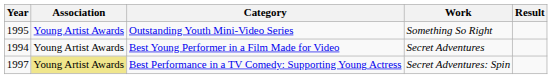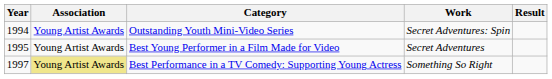(18, 30) 1995 -> (18, 30) 1994
(449, 30) Something So Right -> (458, 30) Secret Adventures: Spin
(18, 47) 1994 -> (18, 47) 1995
(458, 64) Secret Adventures: Spin -> (449, 64) Something So Right
